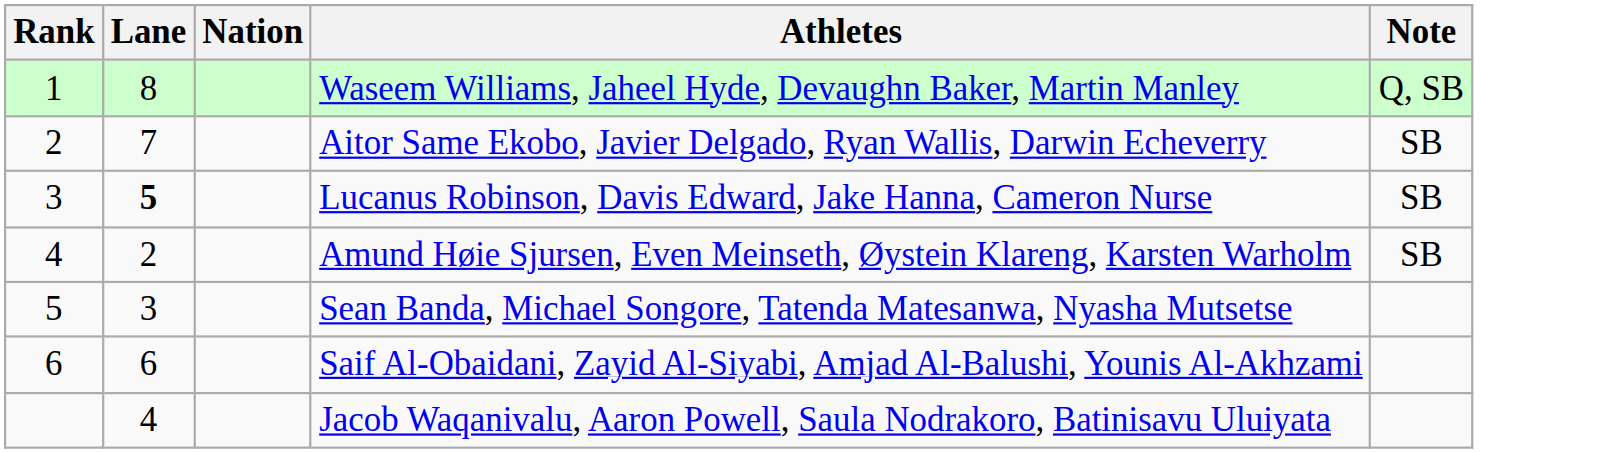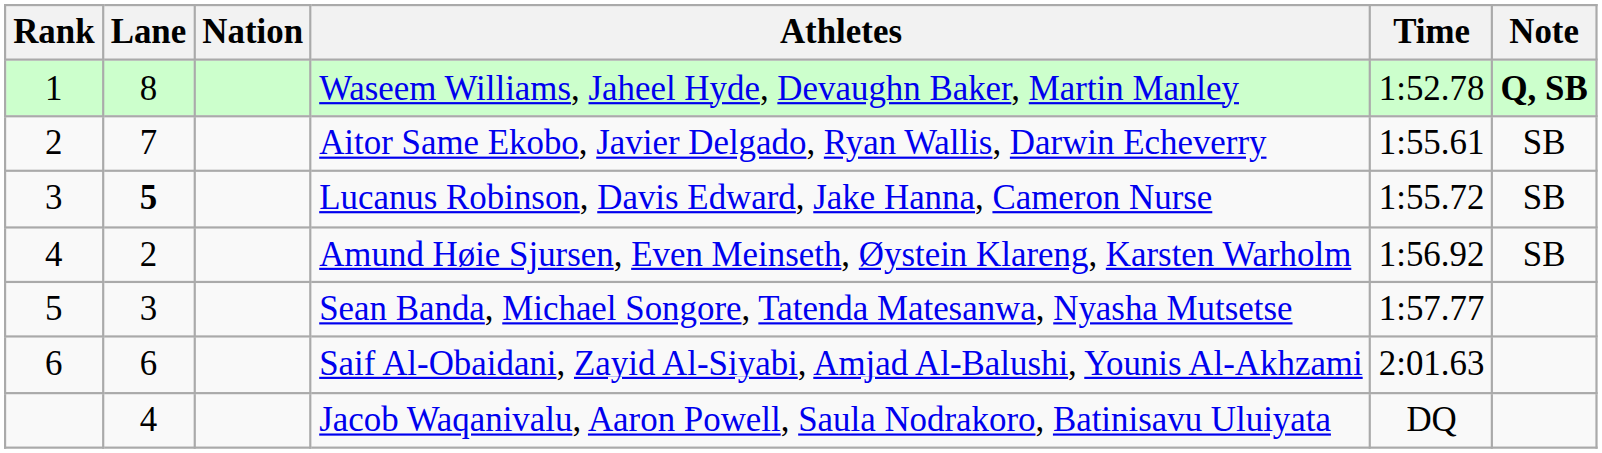+ column: (1432, 32)
(1421, 87) normal -> (1544, 87) bold
